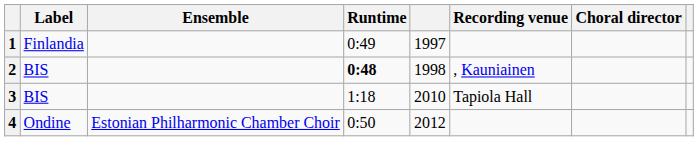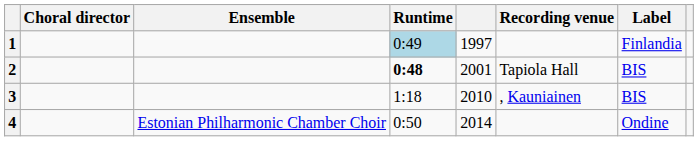columns swapped: (629, 17) <-> (54, 17)
(361, 44) no background -> (408, 44) lightblue background
(430, 70) 1998 -> (476, 70) 2001
(494, 70) , Kauniainen -> (539, 70) Tapiola Hall
(493, 96) Tapiola Hall -> (540, 96) , Kauniainen
(430, 123) 2012 -> (476, 123) 2014
